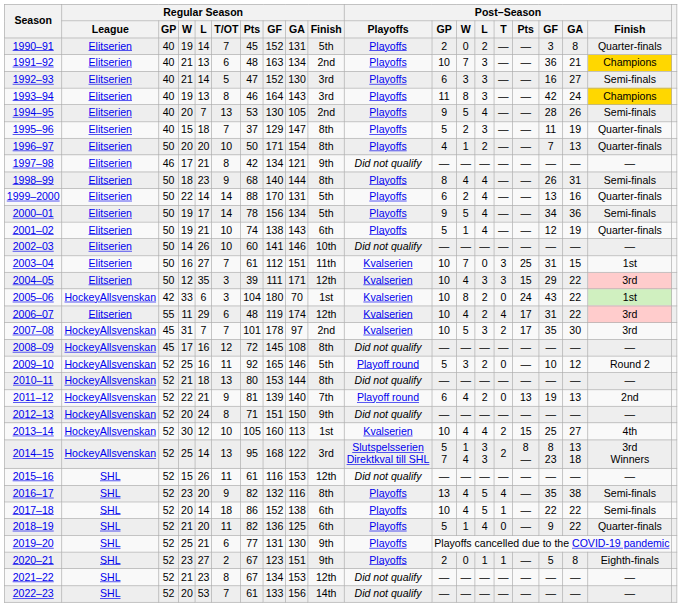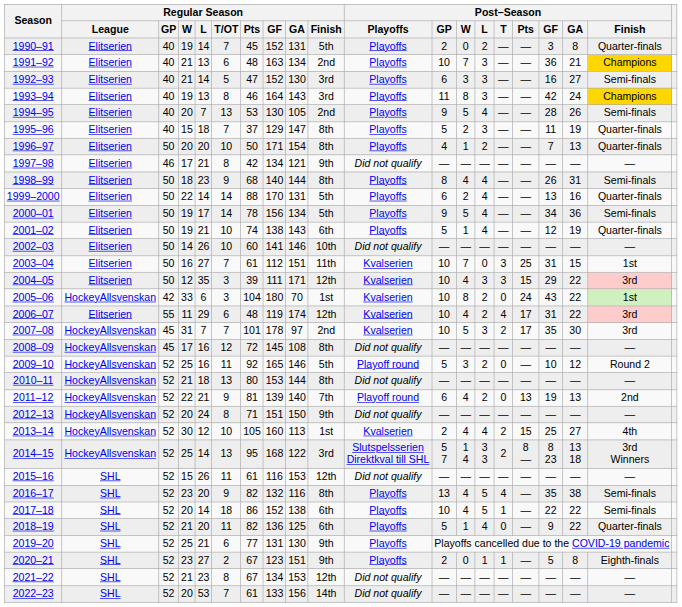(444, 431) 10 -> (444, 431) 2
